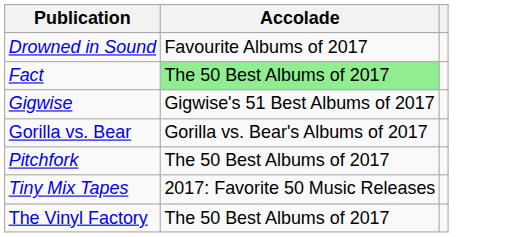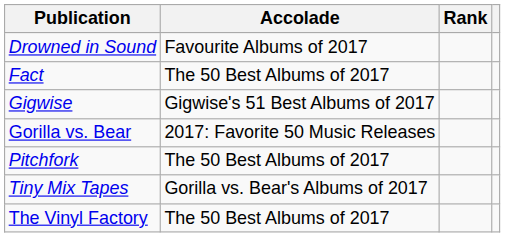+ column: (465, 18)
(277, 75) lightgreen background -> (277, 75) no background
(296, 132) Gorilla vs. Bear's Albums of 2017 -> (300, 132) 2017: Favorite 50 Music Releases
(300, 189) 2017: Favorite 50 Music Releases -> (296, 189) Gorilla vs. Bear's Albums of 2017
